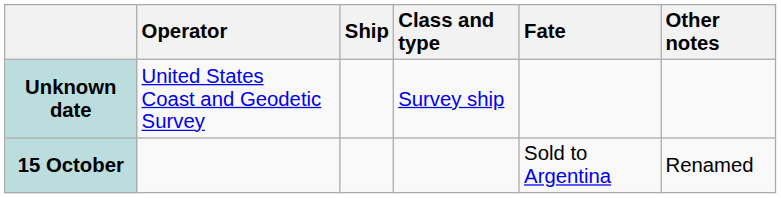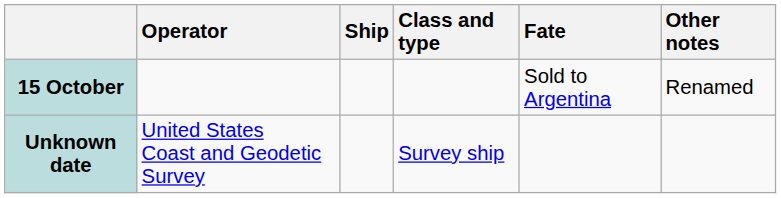rows swapped: (71, 165) <-> (71, 98)
